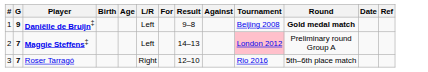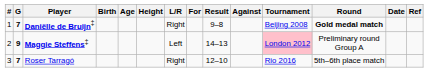+ column: (151, 11)
(18, 24) 9 -> (18, 24) 7
(148, 24) Left -> (176, 24) Right
(18, 43) 7 -> (18, 43) 9
